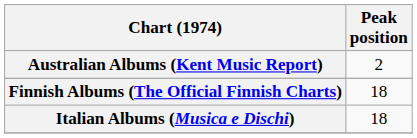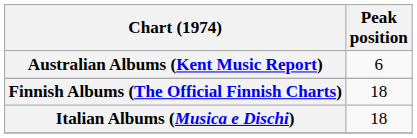(379, 64) 2 -> (379, 64) 6
